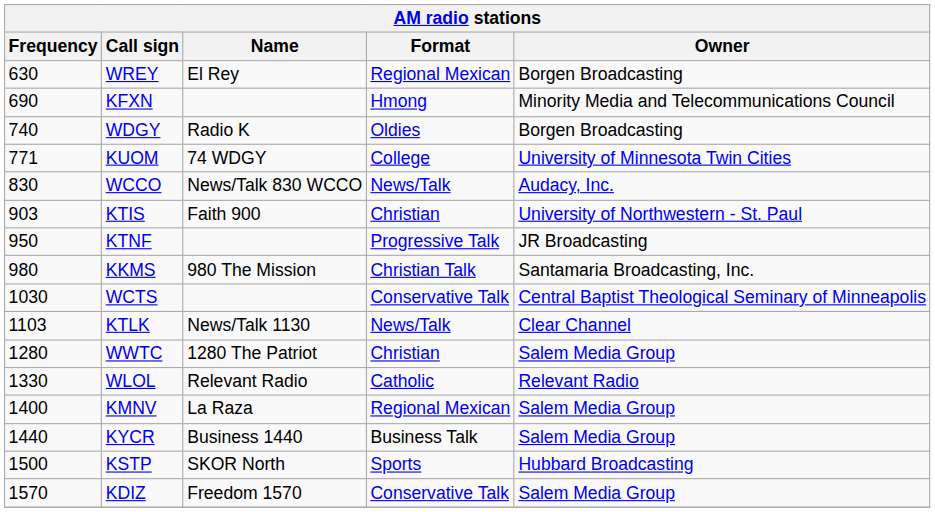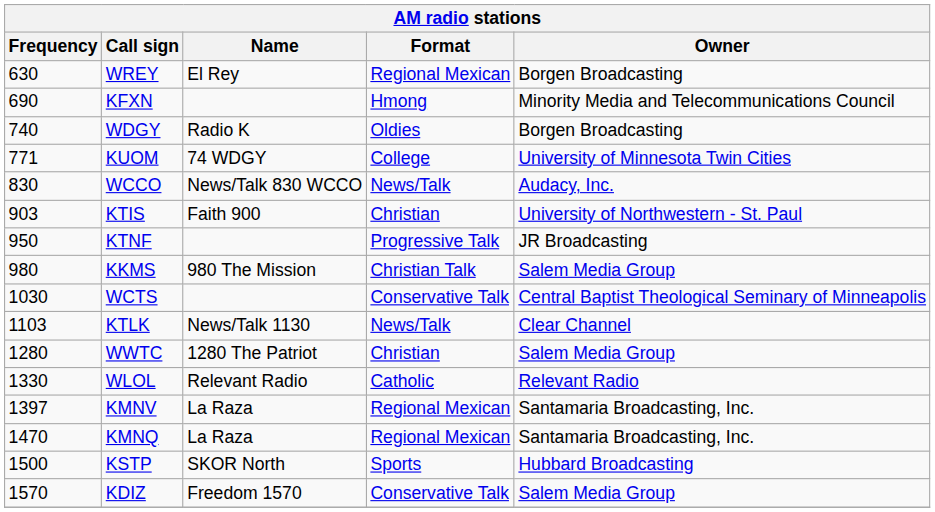(636, 269) Santamaria Broadcasting, Inc. -> (597, 269) Salem Media Group
(28, 409) 1400 -> (28, 409) 1397
(597, 409) Salem Media Group -> (636, 409) Santamaria Broadcasting, Inc.
- row: (130, 437)
+ row: (132, 437)
